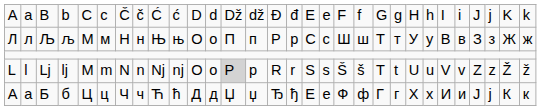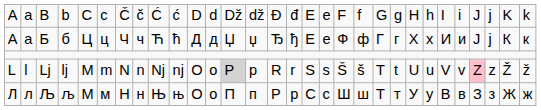rows swapped: (13, 93) <-> (13, 39)
(477, 70) no background -> (477, 70) pink background
